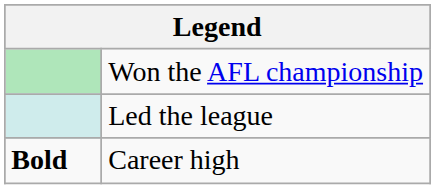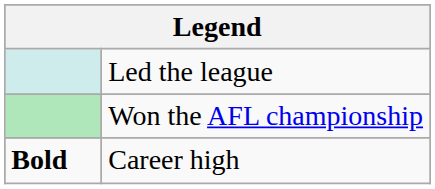rows swapped: (266, 71) <-> (191, 115)
